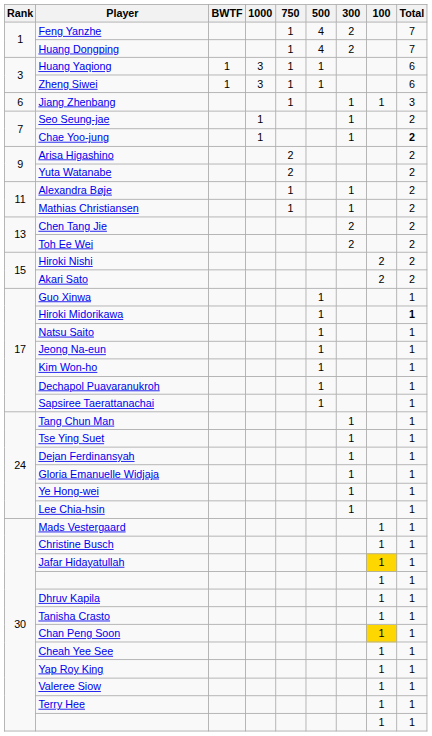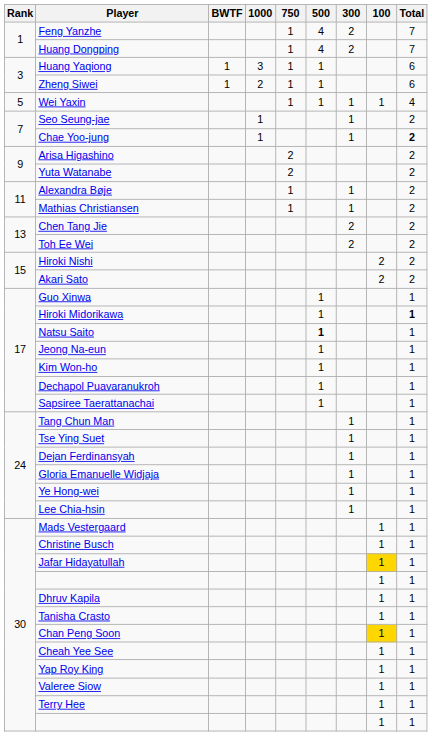(260, 84) 3 -> (260, 84) 2
+ row: (20, 102)
- row: (20, 102)
(321, 332) normal -> (321, 332) bold
